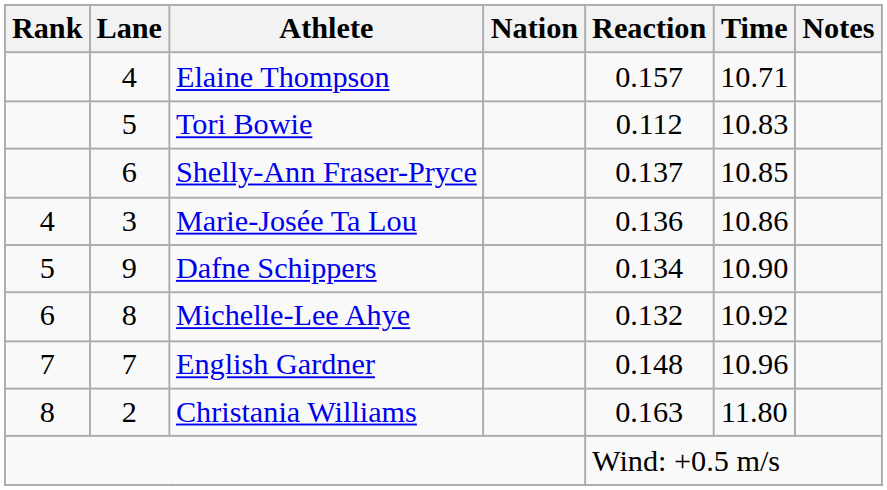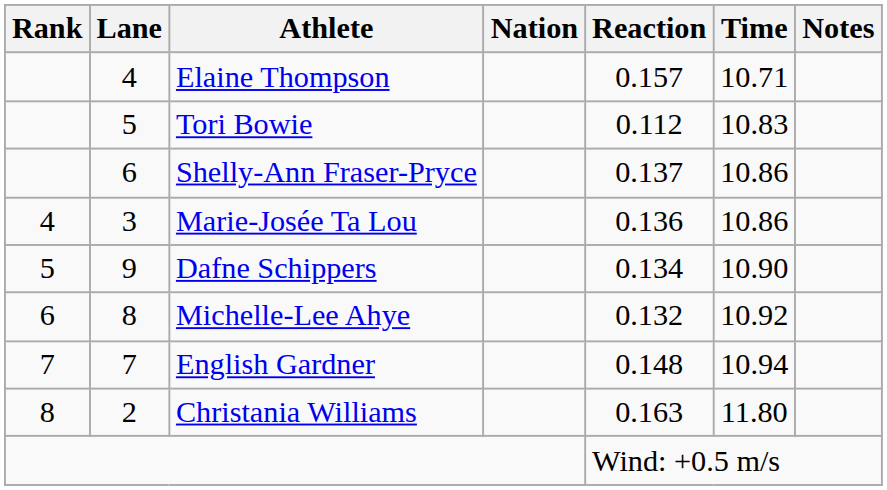(754, 172) 10.85 -> (754, 172) 10.86
(754, 364) 10.96 -> (754, 364) 10.94
